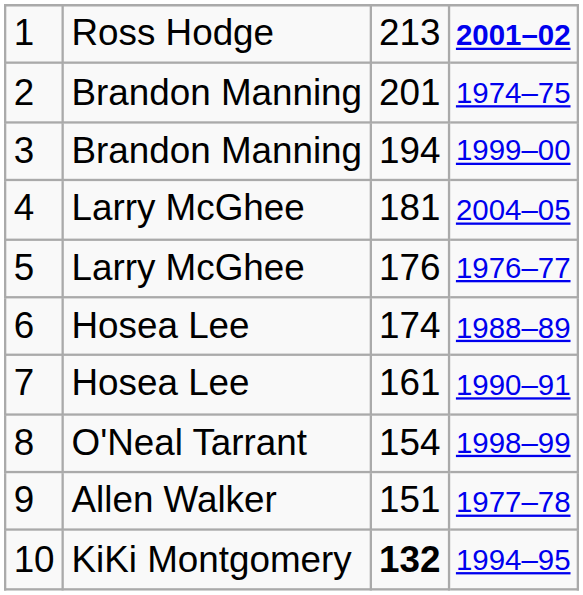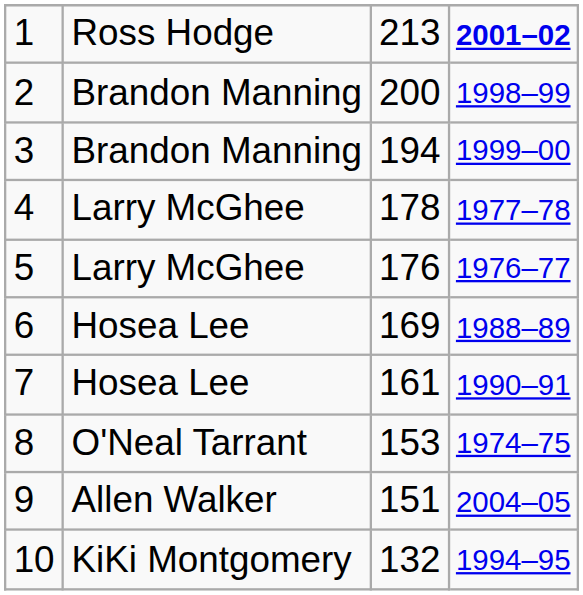(410, 92) 201 -> (410, 92) 200
(513, 93) 1974–75 -> (513, 93) 1998–99
(410, 208) 181 -> (410, 208) 178
(513, 209) 2004–05 -> (513, 209) 1977–78
(410, 325) 174 -> (410, 325) 169
(410, 442) 154 -> (410, 442) 153
(513, 443) 1998–99 -> (513, 443) 1974–75
(513, 501) 1977–78 -> (513, 501) 2004–05
(410, 558) bold -> (410, 558) normal
